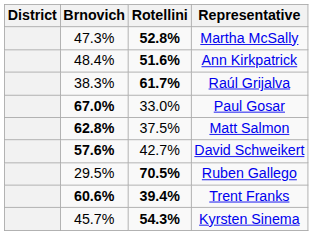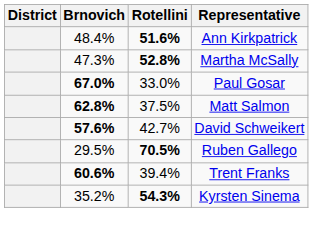rows swapped: (249, 60) <-> (249, 38)
- row: (249, 83)
(160, 196) bold -> (160, 173) normal
(94, 219) 45.7% -> (94, 196) 35.2%
